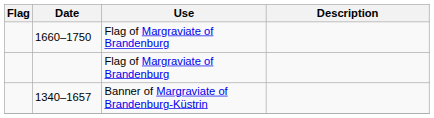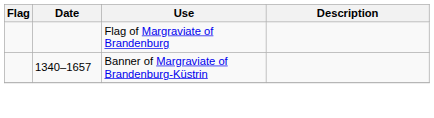- row: (63, 37)
